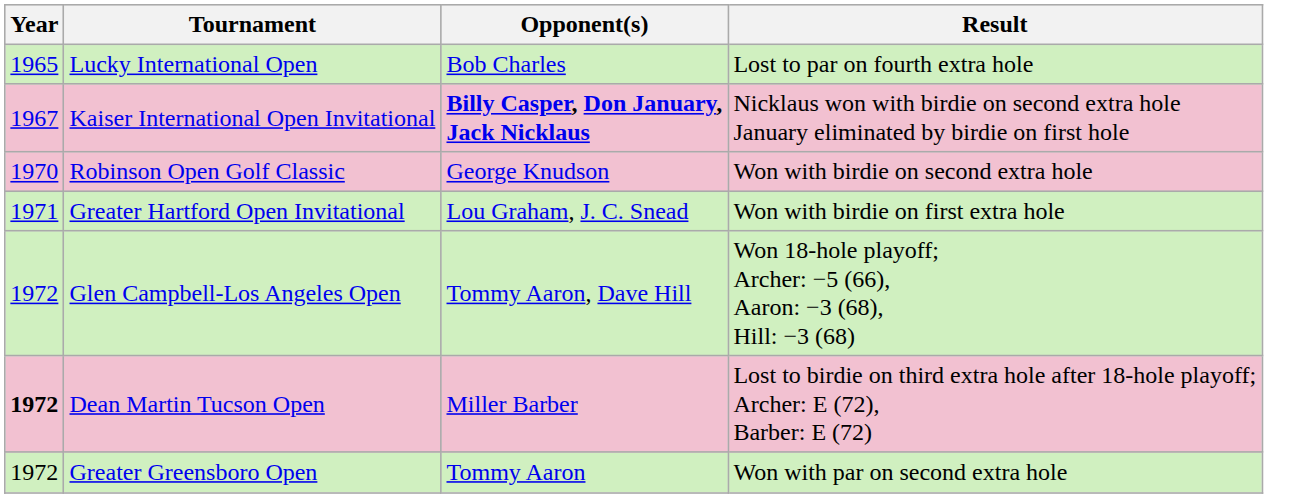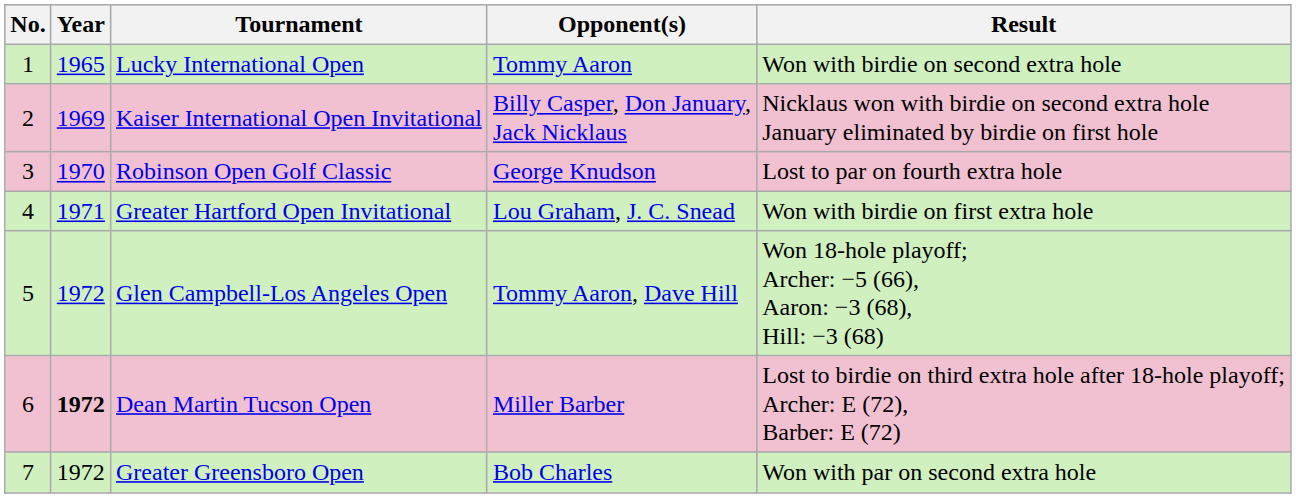+ column: (28, 24)
(506, 64) Bob Charles -> (562, 64) Tommy Aaron
(883, 64) Lost to par on fourth extra hole -> (942, 64) Won with birdie on second extra hole
(34, 117) 1967 -> (81, 117) 1969
(584, 117) bold -> (622, 117) normal
(913, 171) Won with birdie on second extra hole -> (912, 171) Lost to par on fourth extra hole
(516, 472) Tommy Aaron -> (553, 472) Bob Charles
